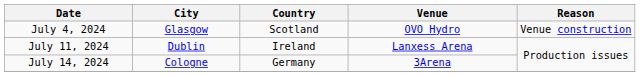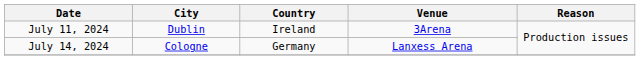- row: (68, 30)
(432, 46) Lanxess Arena -> (432, 30) 3Arena
(432, 63) 3Arena -> (432, 46) Lanxess Arena
